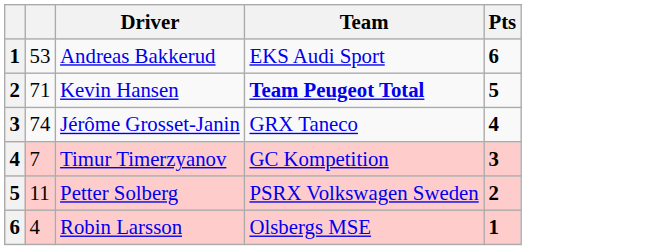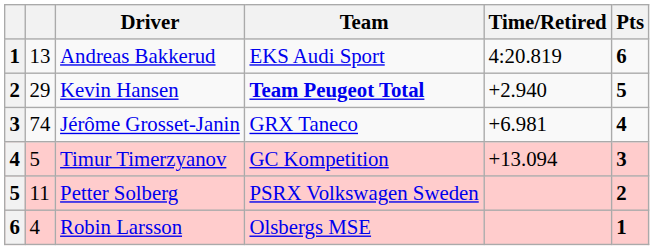+ column: (548, 21)
(40, 56) 53 -> (40, 56) 13
(40, 90) 71 -> (40, 90) 29
(35, 159) 7 -> (35, 159) 5
